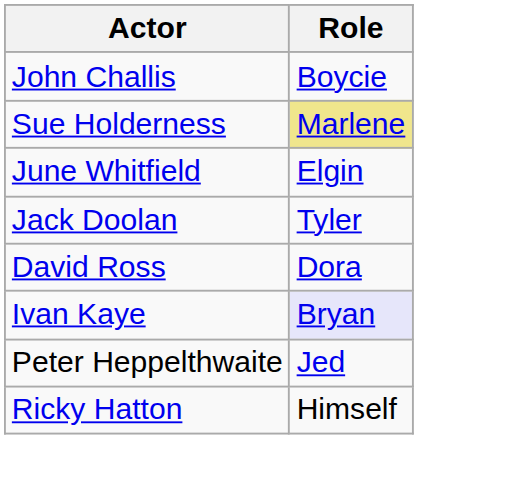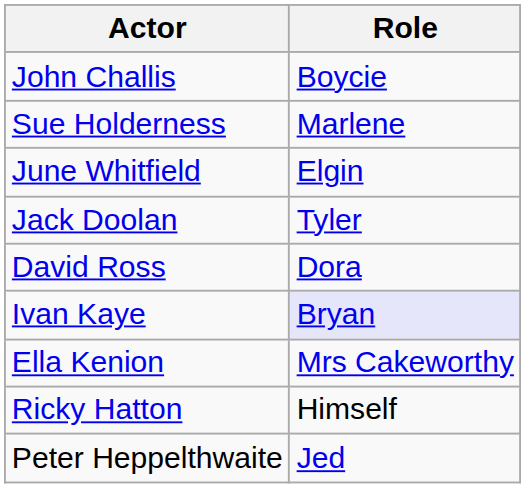(351, 123) khaki background -> (351, 123) no background
+ row: (88, 362)
rows swapped: (147, 362) <-> (97, 409)
